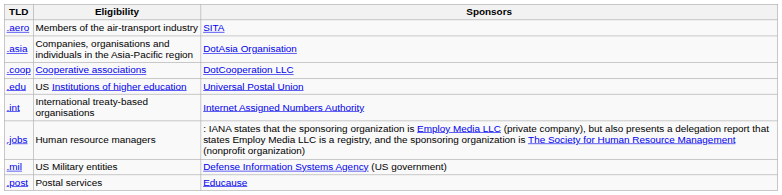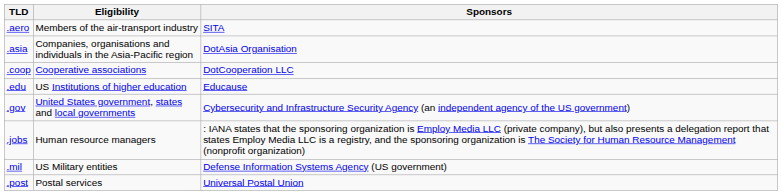(253, 86) Universal Postal Union -> (225, 86) Educause
+ row: (16, 107)
- row: (13, 107)
(225, 182) Educause -> (253, 182) Universal Postal Union
